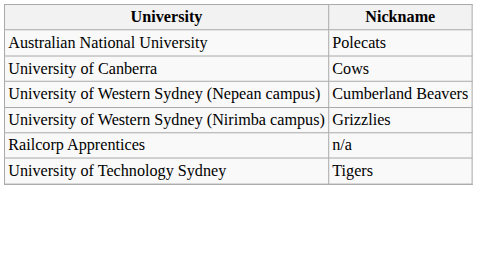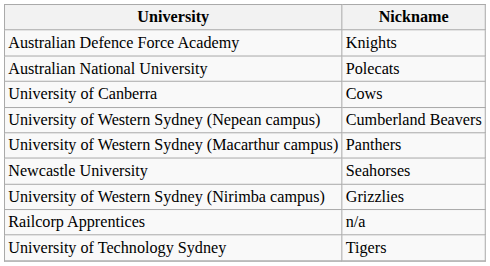+ row: (124, 42)
+ row: (173, 145)
+ row: (78, 171)
